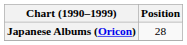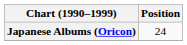(161, 31) 28 -> (161, 31) 24
